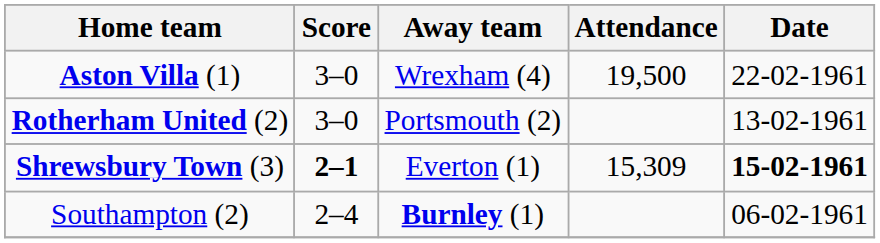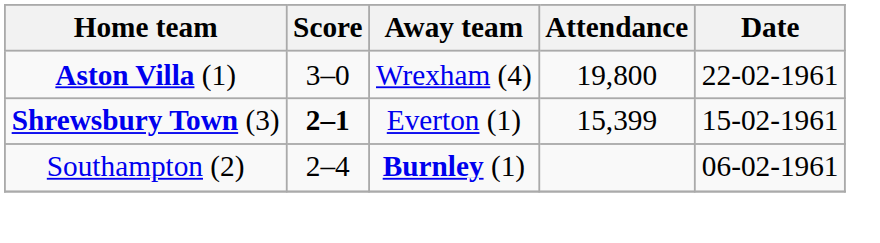(646, 74) 19,500 -> (617, 74) 19,800
- row: (150, 120)
(646, 167) 15,309 -> (617, 120) 15,399
(800, 167) bold -> (770, 120) normal
